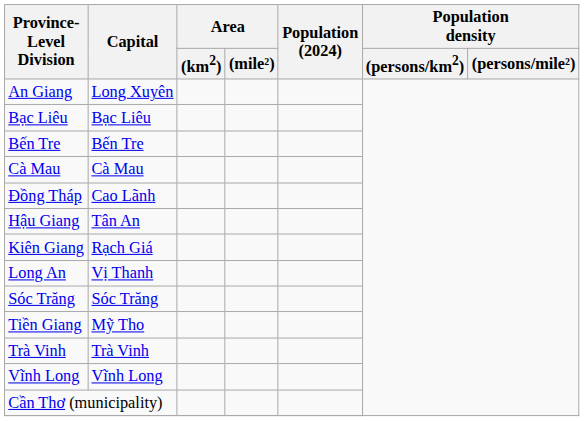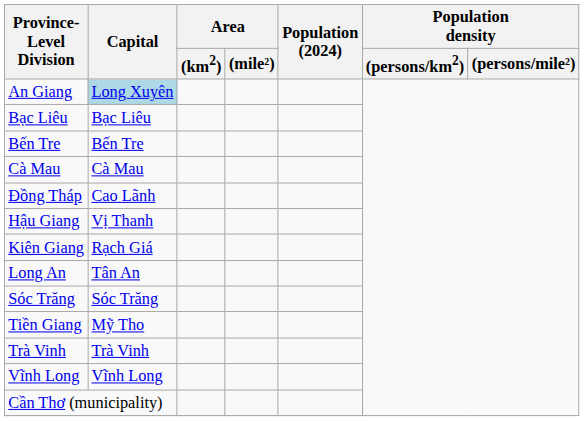(133, 91) no background -> (133, 91) lightblue background
(116, 221) Tân An -> (122, 221) Vị Thanh
(122, 273) Vị Thanh -> (116, 273) Tân An
